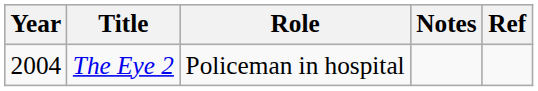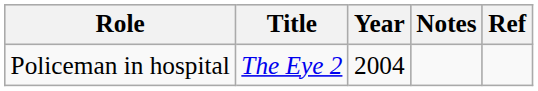columns swapped: (36, 24) <-> (295, 24)
